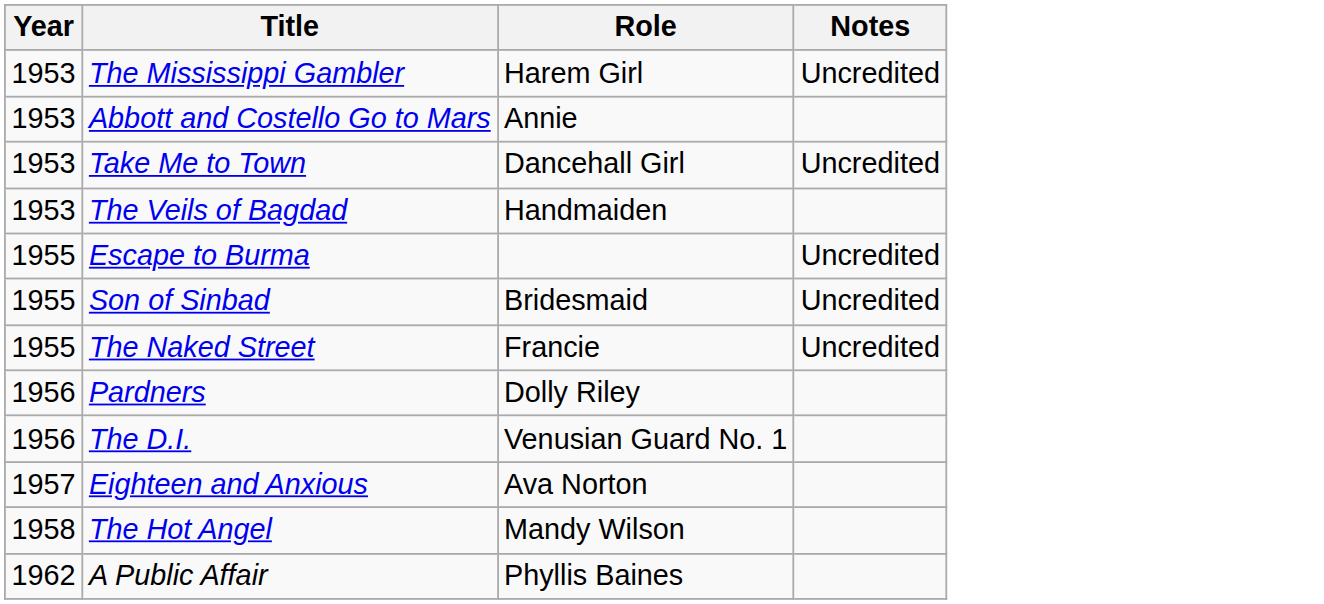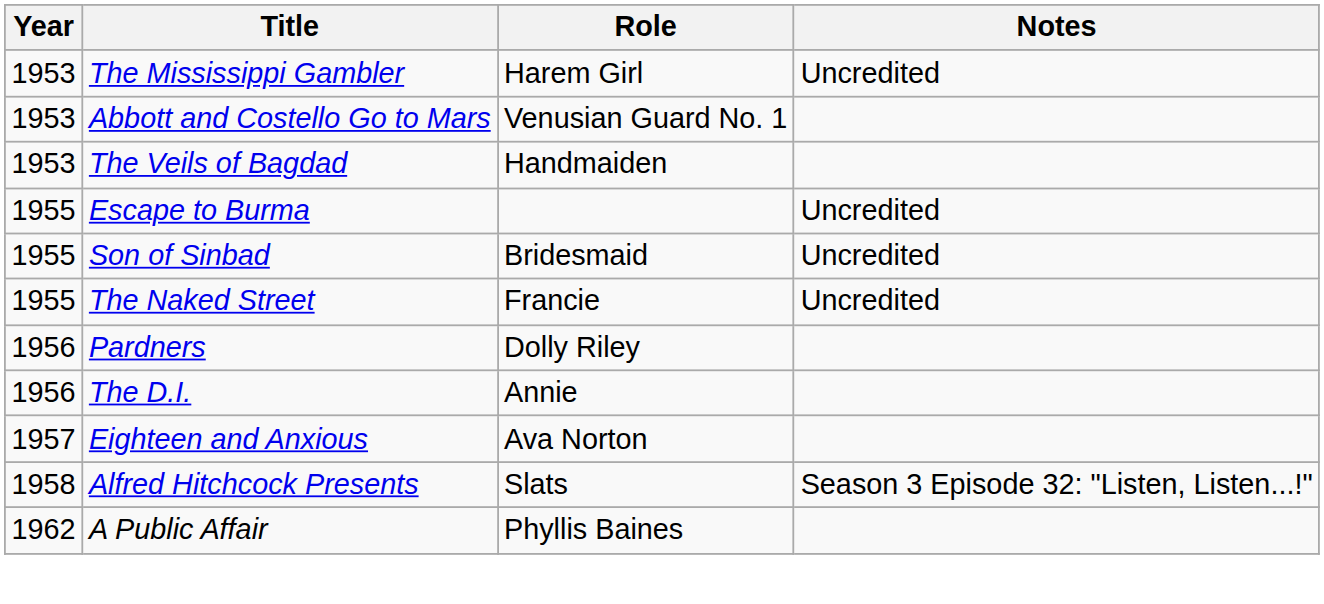(541, 118) Annie -> (646, 118) Venusian Guard No. 1
- row: (197, 164)
(646, 438) Venusian Guard No. 1 -> (541, 392) Annie
+ row: (254, 484)
- row: (180, 529)
